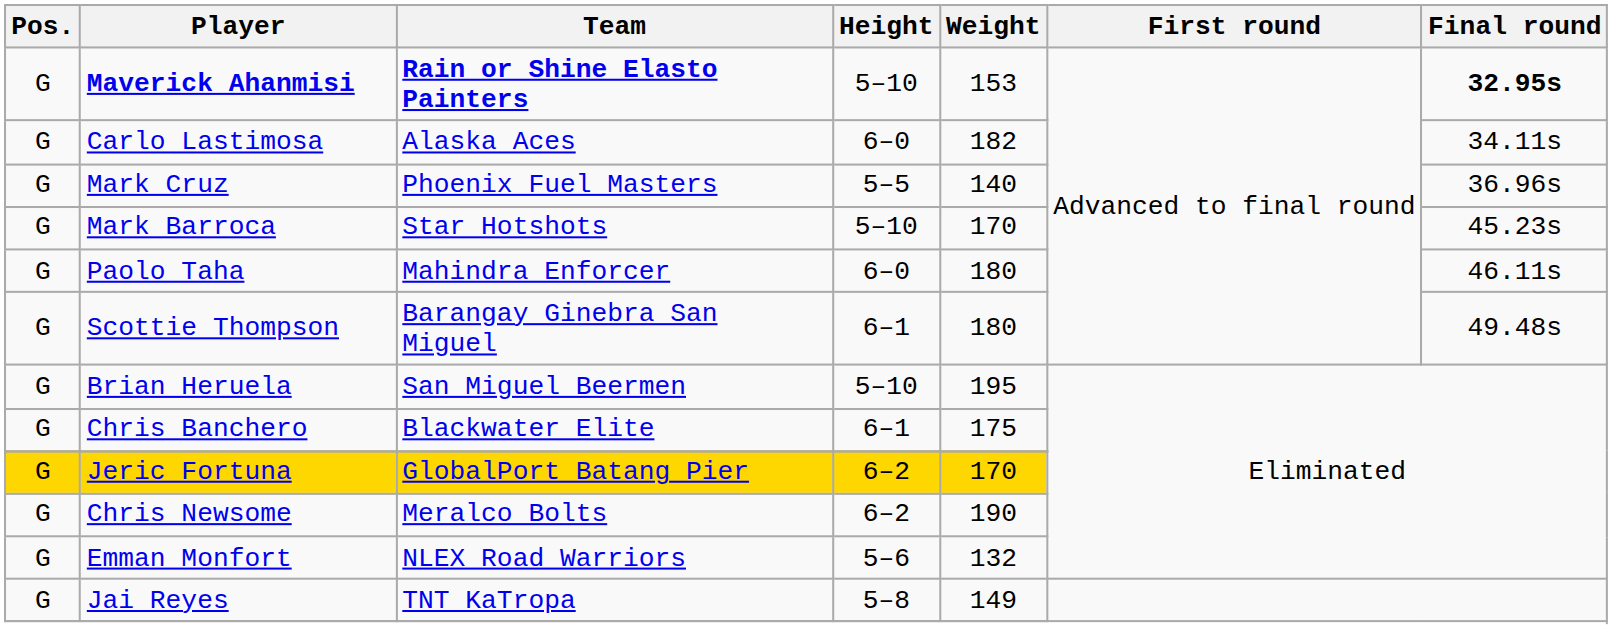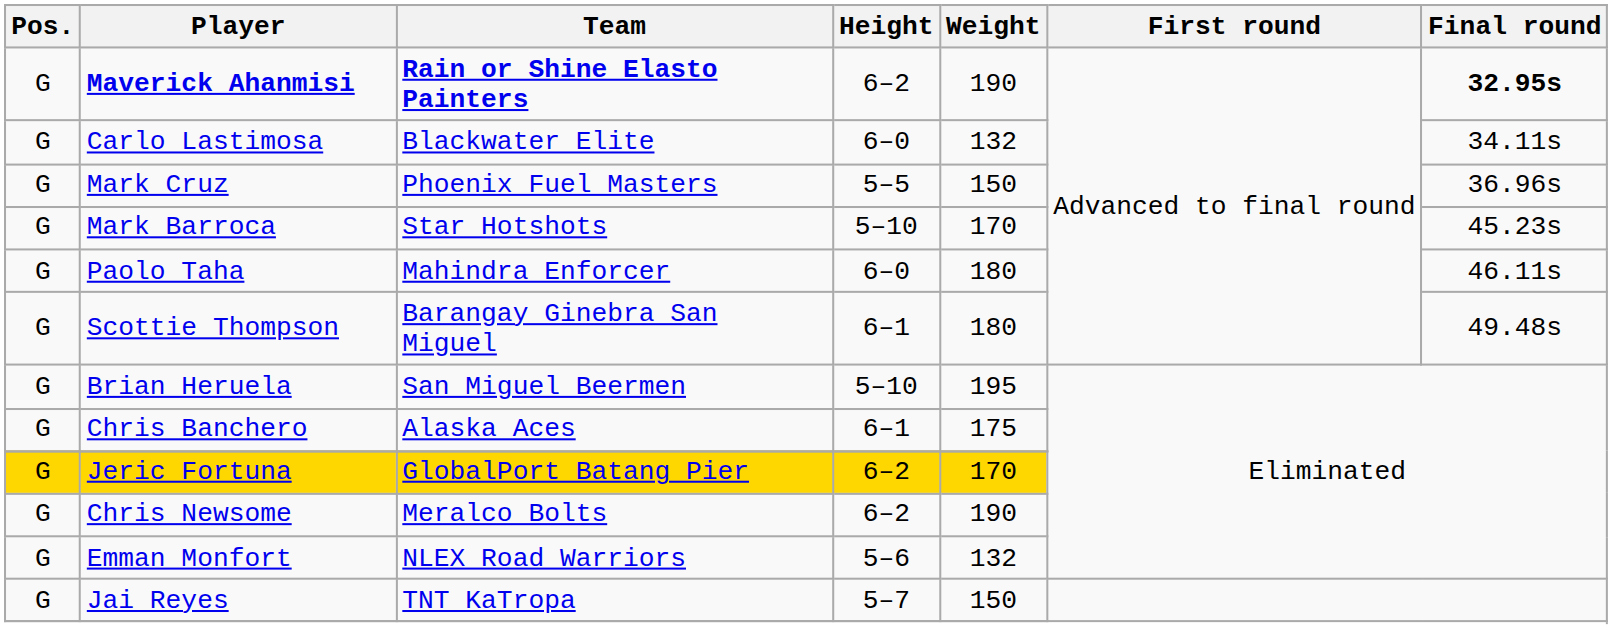(886, 84) 5–10 -> (886, 84) 6–2
(993, 84) 153 -> (993, 84) 190
(489, 142) Alaska Aces -> (528, 142) Blackwater Elite
(993, 142) 182 -> (993, 142) 132
(993, 185) 140 -> (993, 185) 150
(528, 429) Blackwater Elite -> (489, 429) Alaska Aces
(886, 601) 5–8 -> (886, 601) 5–7
(993, 601) 149 -> (993, 601) 150
